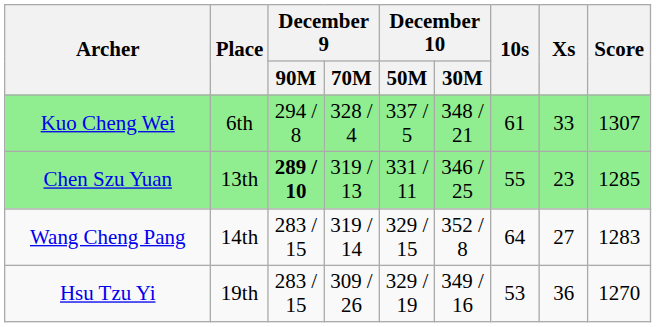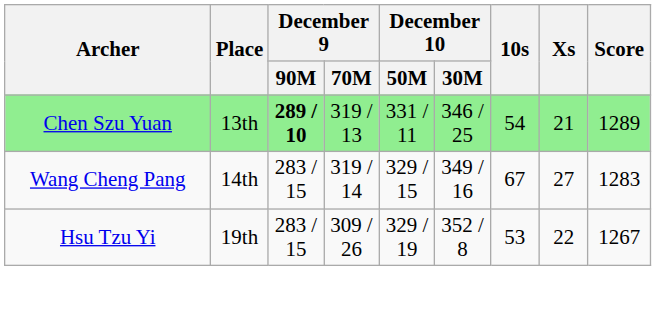- row: (108, 122)
(515, 179) 55 -> (515, 122) 54
(564, 179) 23 -> (564, 122) 21
(619, 179) 1285 -> (619, 122) 1289
(462, 236) 352 / 8 -> (462, 179) 349 / 16
(515, 236) 64 -> (515, 179) 67
(462, 293) 349 / 16 -> (462, 236) 352 / 8
(564, 293) 36 -> (564, 236) 22
(619, 293) 1270 -> (619, 236) 1267
